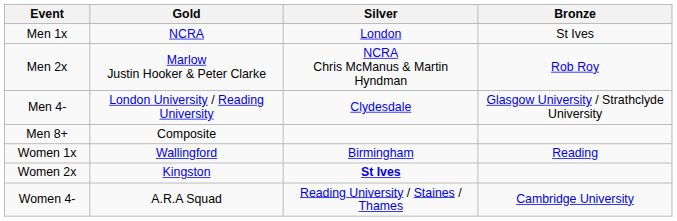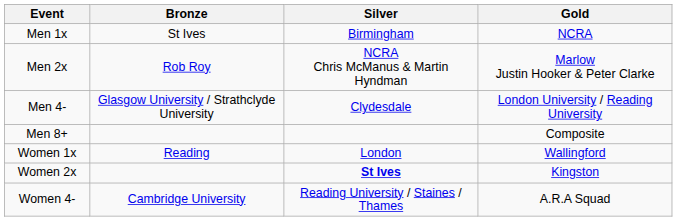columns swapped: (187, 14) <-> (575, 14)
(381, 33) London -> (381, 33) Birmingham
(381, 153) Birmingham -> (381, 153) London
